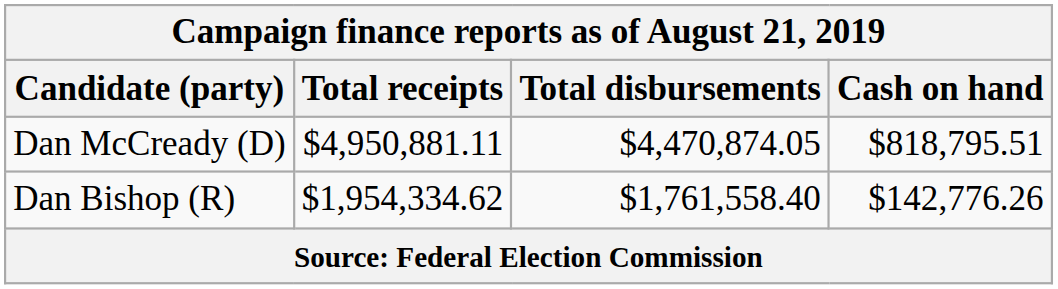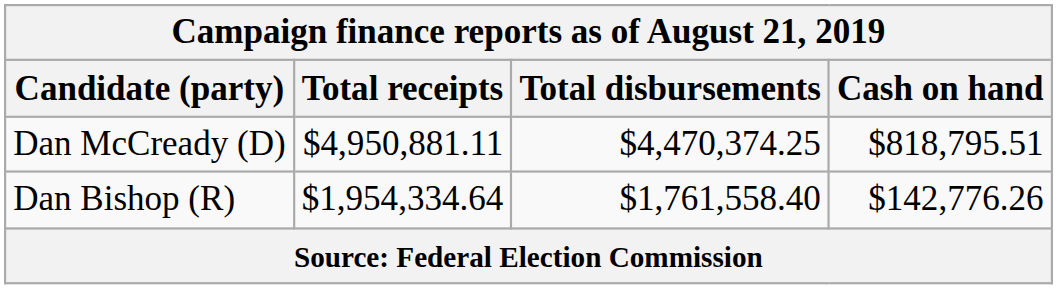(720, 143) $4,470,874.05 -> (720, 143) $4,470,374.25
(403, 198) $1,954,334.62 -> (403, 198) $1,954,334.64
